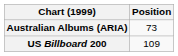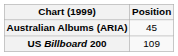(152, 28) 73 -> (152, 28) 45
